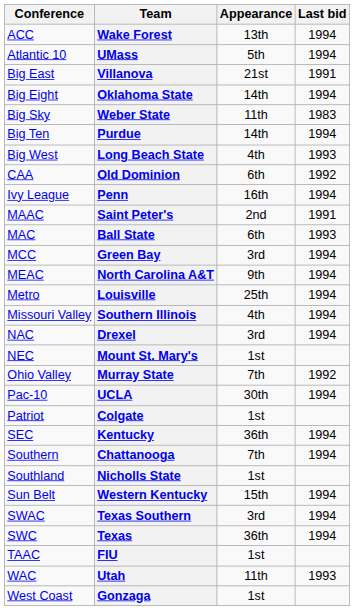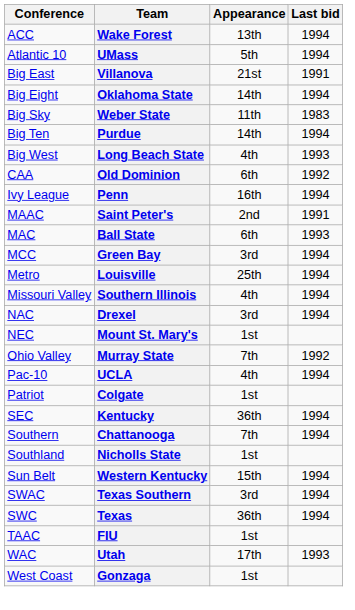- row: (156, 275)
(256, 395) 30th -> (249, 375) 4th
(256, 575) 11th -> (249, 555) 17th
